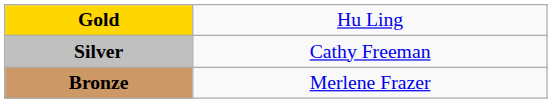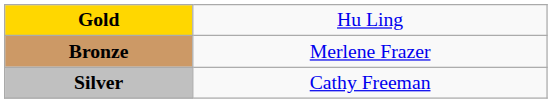rows swapped: (99, 51) <-> (99, 82)
